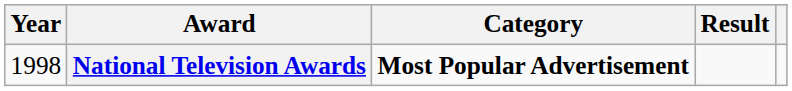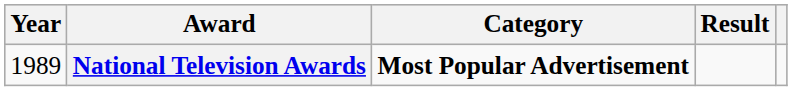(36, 64) 1998 -> (36, 64) 1989
